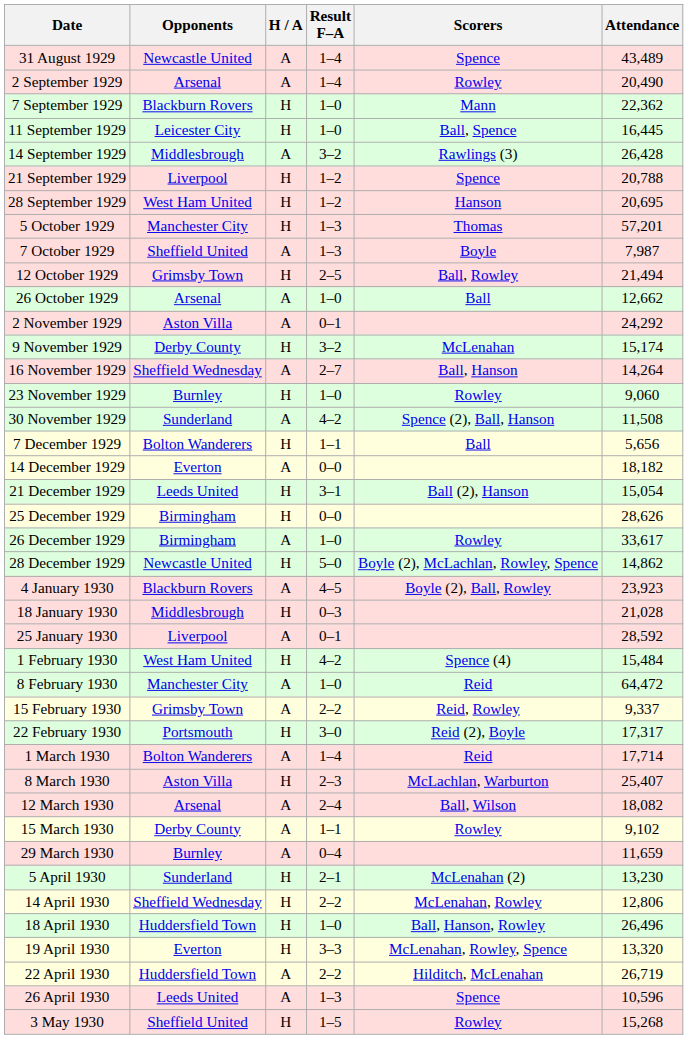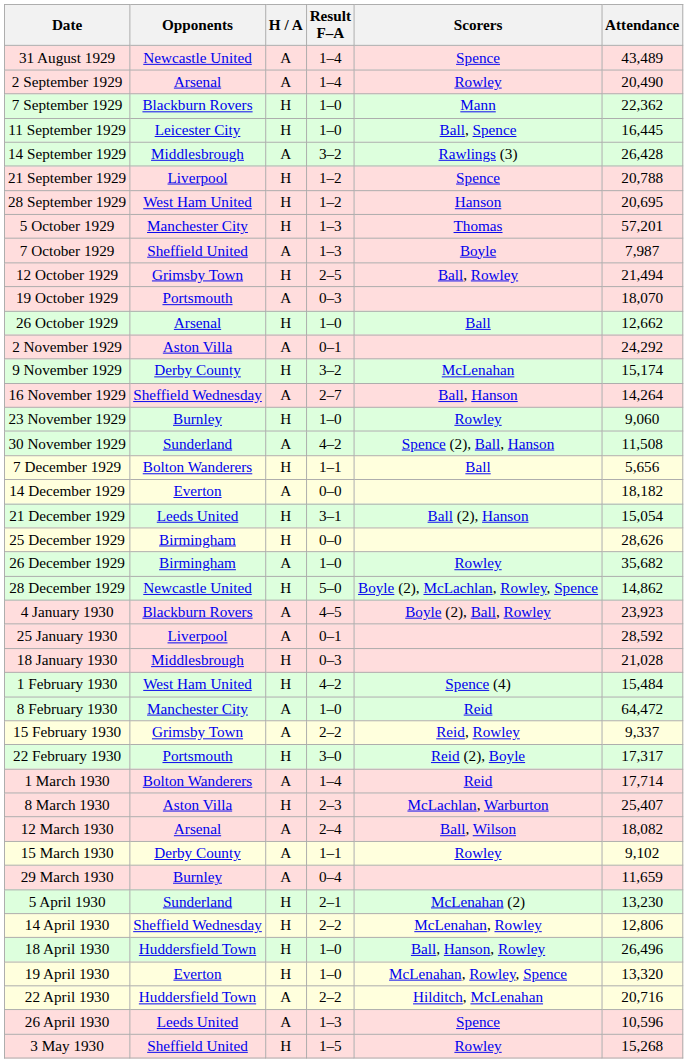+ row: (67, 298)
(286, 298) A -> (286, 322) H
(642, 539) 33,617 -> (642, 563) 35,682
rows swapped: (67, 612) <-> (67, 636)
(330, 949) 3–3 -> (330, 973) 1–0
(642, 973) 26,719 -> (642, 997) 20,716
